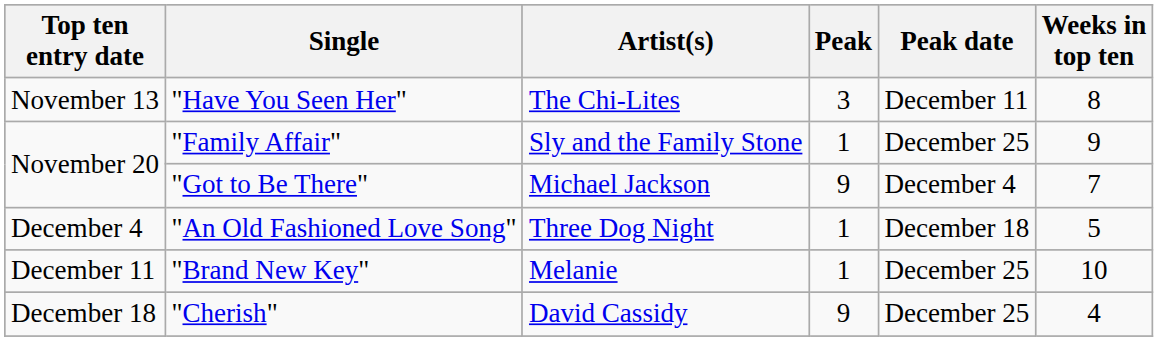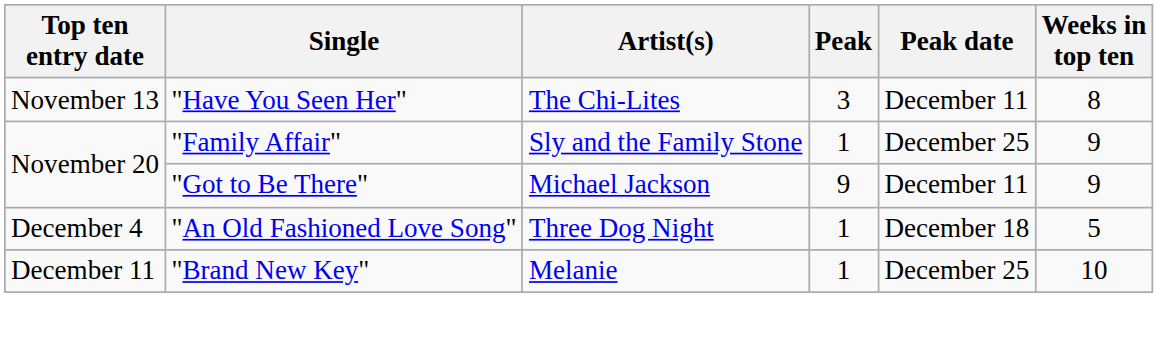(950, 185) December 4 -> (956, 185) December 11
(1094, 185) 7 -> (1094, 185) 9
- row: (225, 313)
